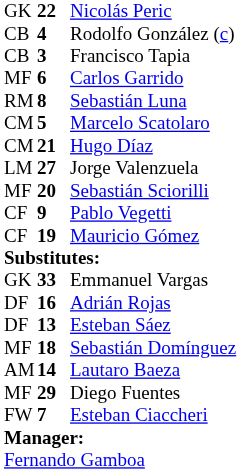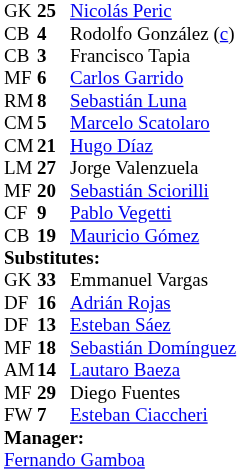(46, 11) 22 -> (46, 11) 25
(16, 235) CF -> (17, 235) CB
